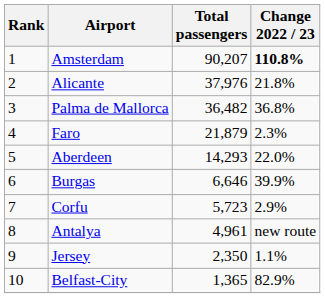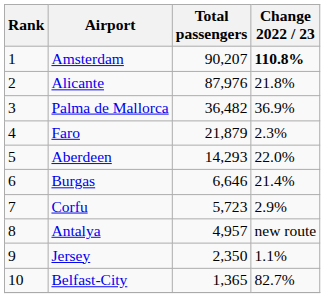(226, 83) 37,976 -> (226, 83) 87,976
(275, 108) 36.8% -> (275, 108) 36.9%
(275, 181) 39.9% -> (275, 181) 21.4%
(230, 231) 4,961 -> (230, 231) 4,957
(275, 280) 82.9% -> (275, 280) 82.7%
